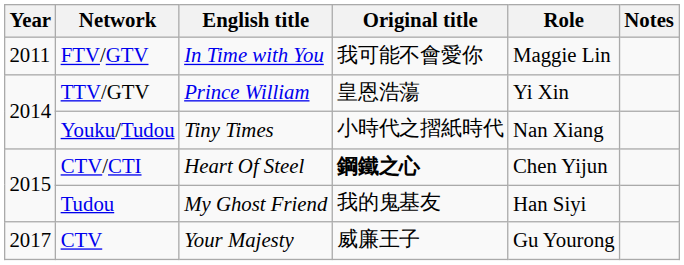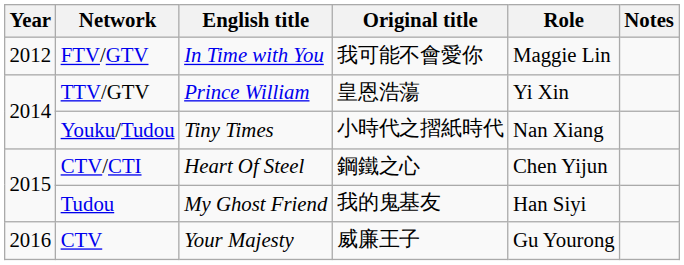(30, 55) 2011 -> (30, 55) 2012
(379, 165) bold -> (379, 165) normal
(30, 240) 2017 -> (30, 240) 2016
